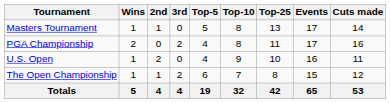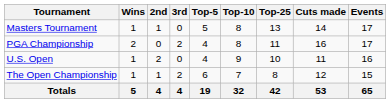columns swapped: (312, 12) <-> (358, 12)
